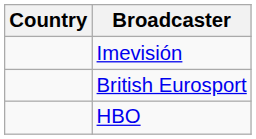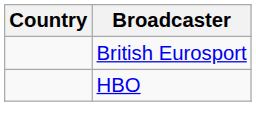- row: (139, 52)
